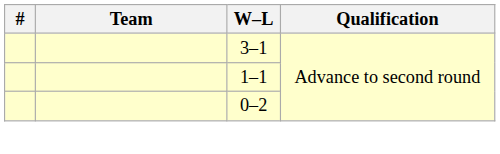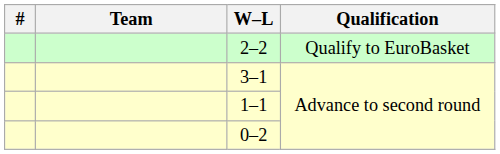+ row: (254, 47)
